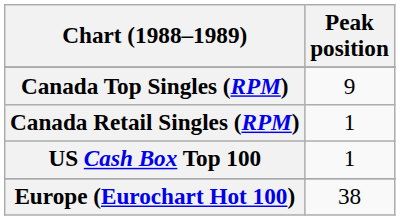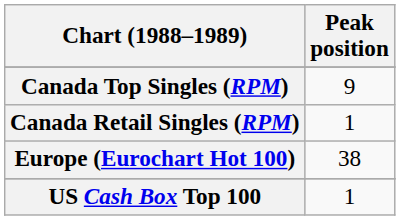rows swapped: (155, 196) <-> (155, 159)
